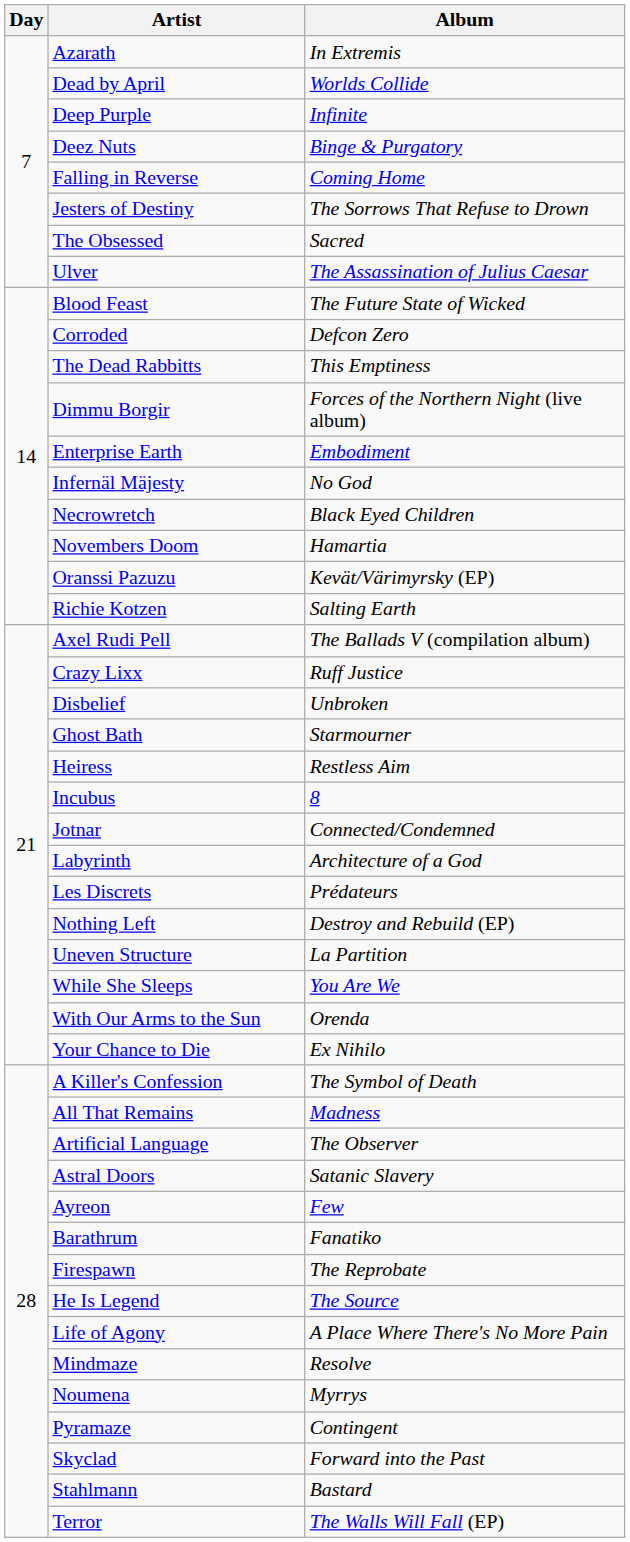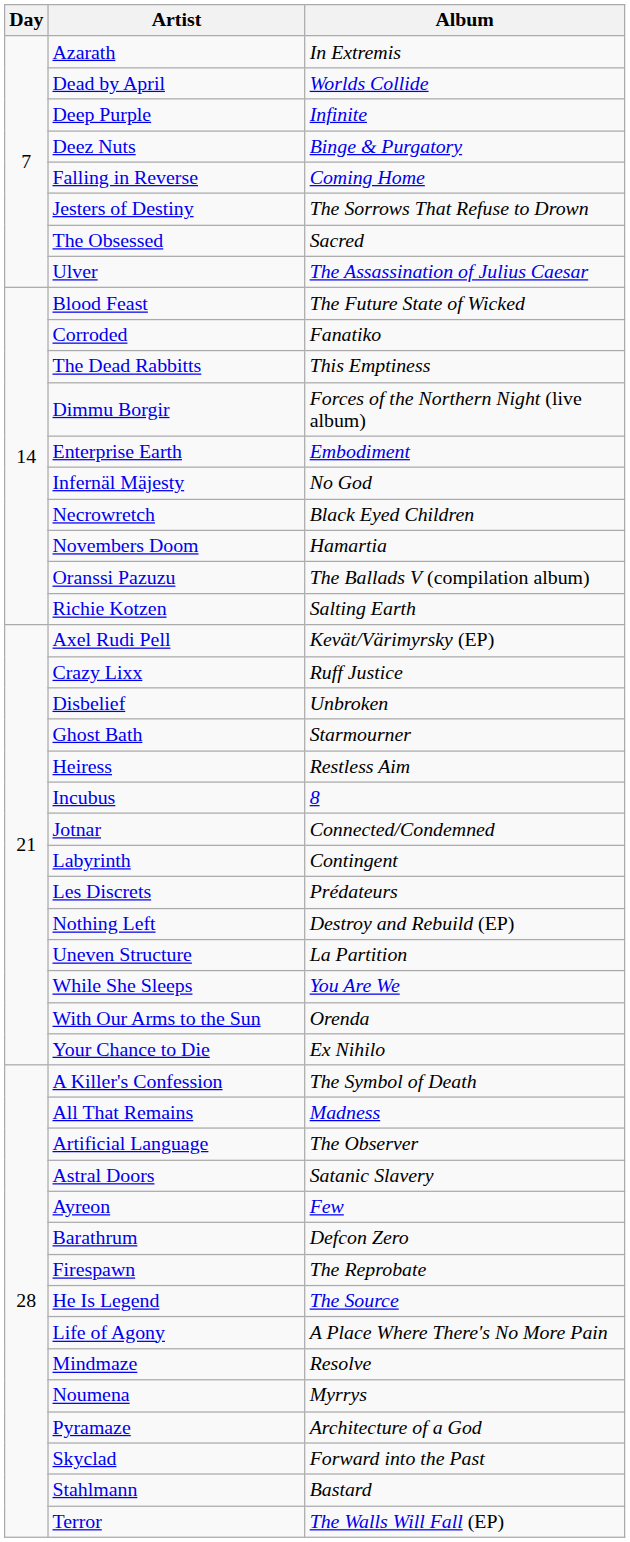(359, 334) Defcon Zero -> (345, 334) Fanatiko
(402, 577) Kevät/Värimyrsky (EP) -> (450, 577) The Ballads V (compilation album)
(450, 640) The Ballads V (compilation album) -> (402, 640) Kevät/Värimyrsky (EP)
(396, 860) Architecture of a God -> (354, 860) Contingent
(345, 1238) Fanatiko -> (359, 1238) Defcon Zero
(354, 1427) Contingent -> (396, 1427) Architecture of a God
